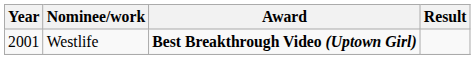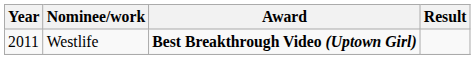(24, 41) 2001 -> (23, 41) 2011
